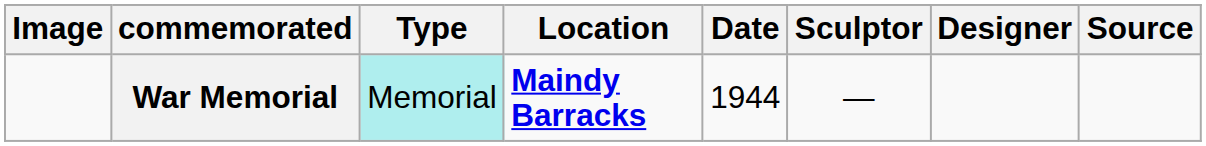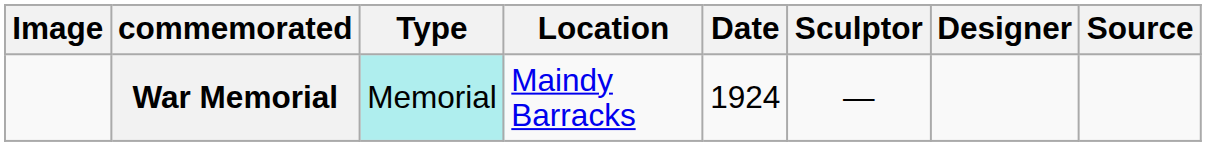(579, 97) bold -> (573, 97) normal
(745, 97) 1944 -> (745, 97) 1924
